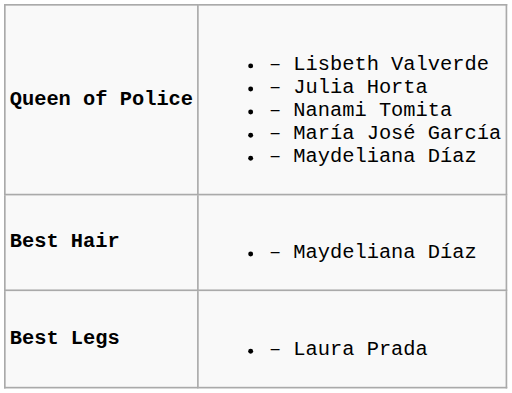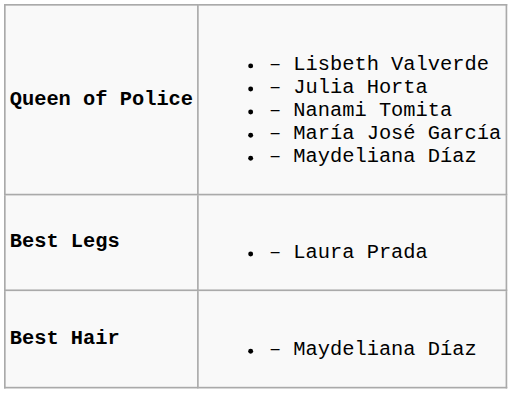rows swapped: (65, 339) <-> (65, 243)
